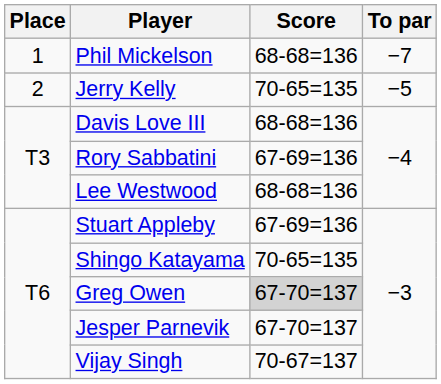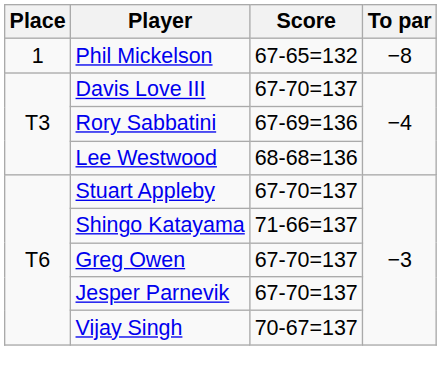(306, 55) 68-68=136 -> (306, 55) 67-65=132
(400, 55) −7 -> (400, 55) −8
- row: (126, 89)
(306, 123) 68-68=136 -> (306, 89) 67-70=137
(306, 225) 67-69=136 -> (306, 191) 67-70=137
(306, 259) 70-65=135 -> (306, 225) 71-66=137
(306, 293) lightgrey background -> (306, 259) no background
